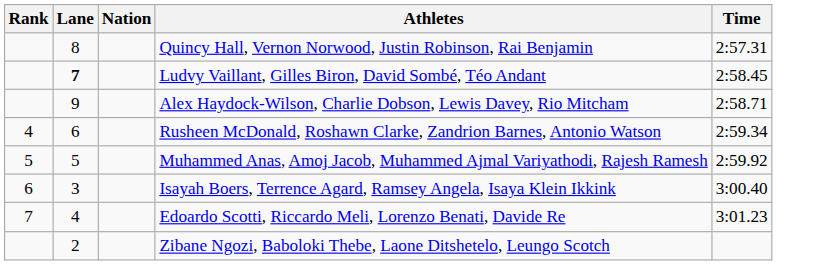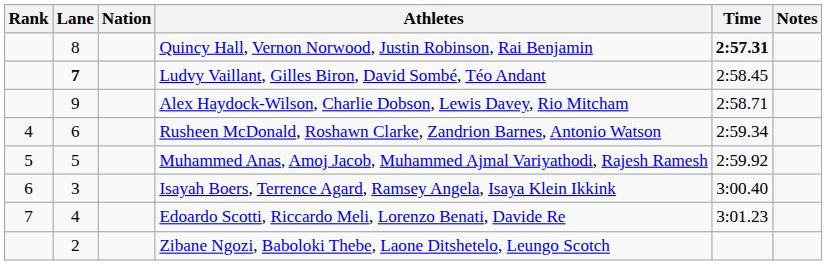+ column: (797, 18)
(742, 47) normal -> (742, 47) bold
